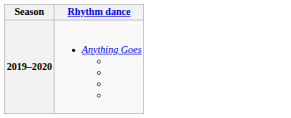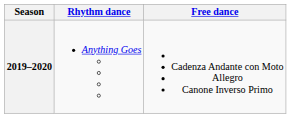+ column: (215, 12)
